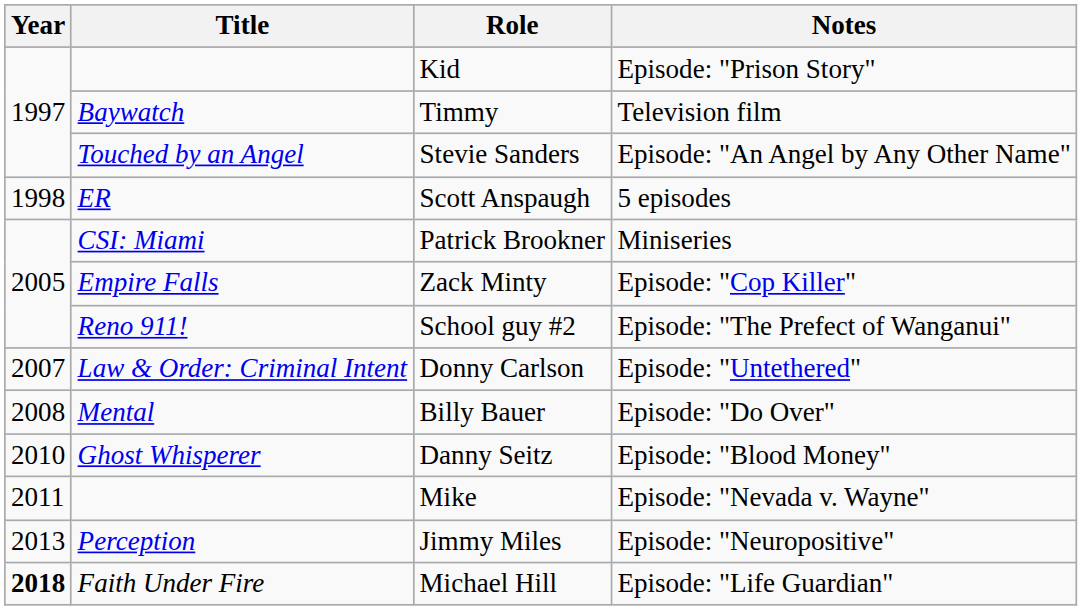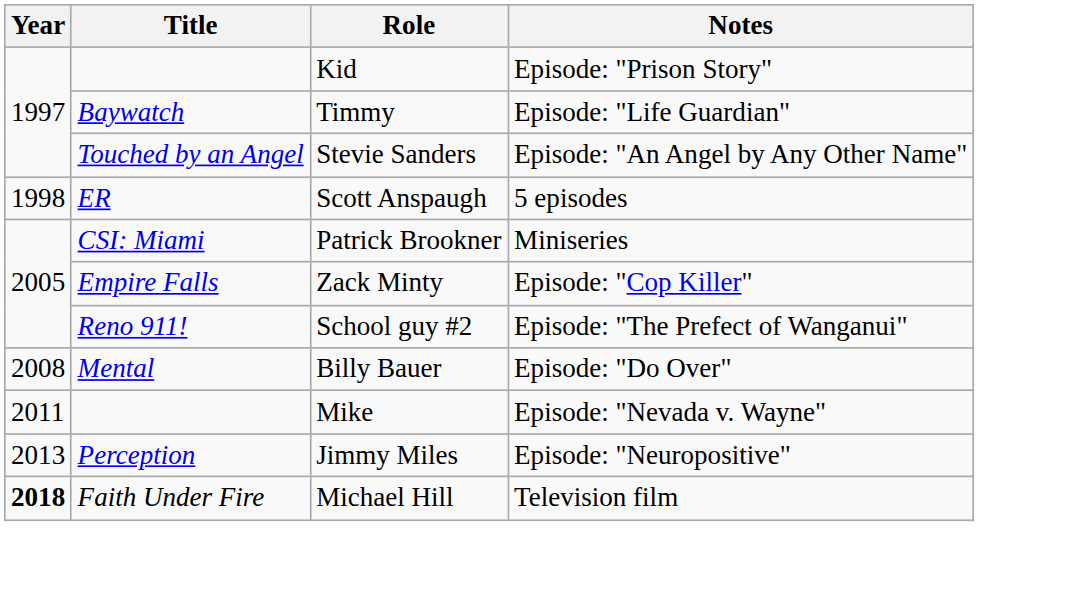(700, 111) Television film -> (652, 111) Episode: "Life Guardian"
- row: (502, 369)
- row: (486, 454)
(755, 583) Episode: "Life Guardian" -> (596, 497) Television film
